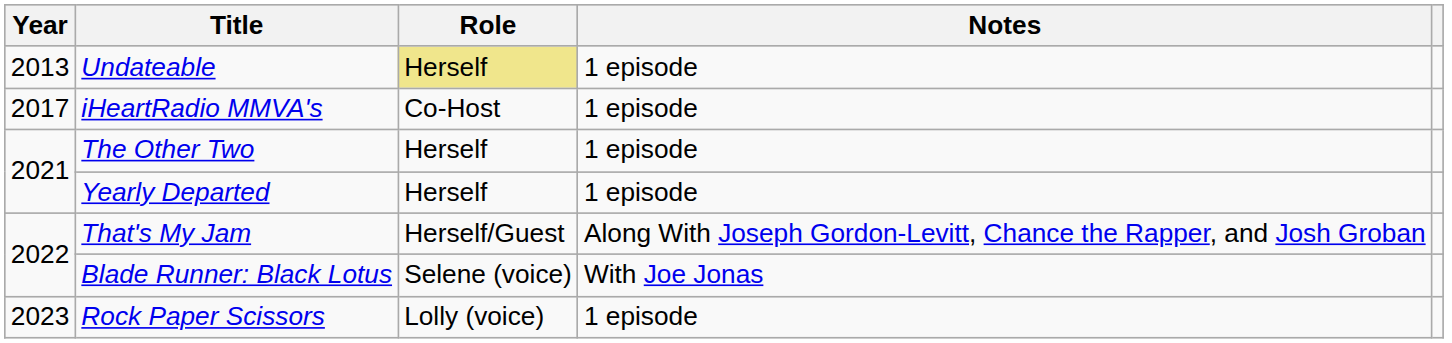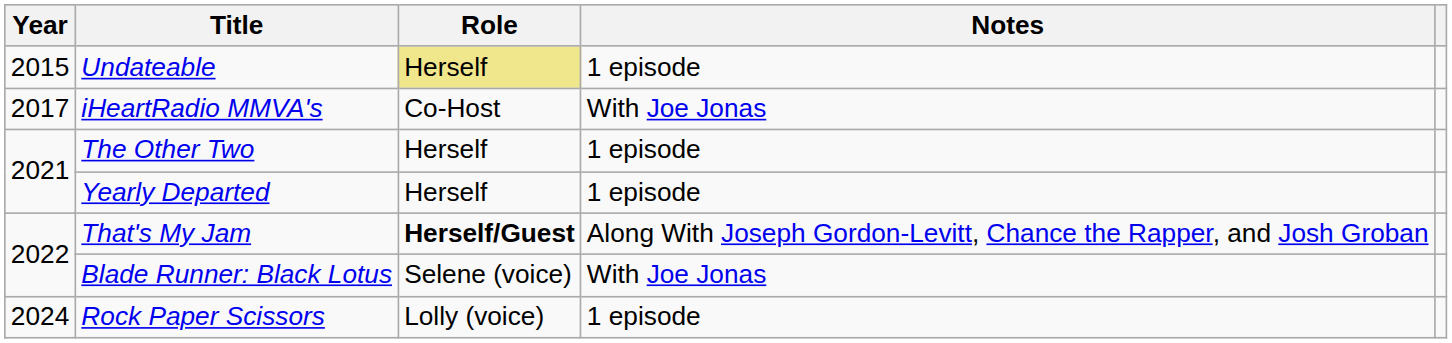(40, 66) 2013 -> (40, 66) 2015
(641, 108) 1 episode -> (677, 108) With Joe Jonas
(484, 233) normal -> (489, 233) bold
(40, 316) 2023 -> (40, 316) 2024
